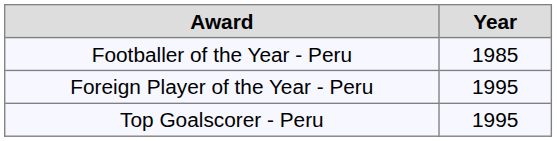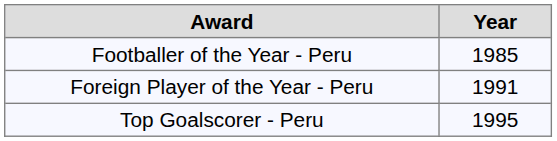(495, 87) 1995 -> (495, 87) 1991
